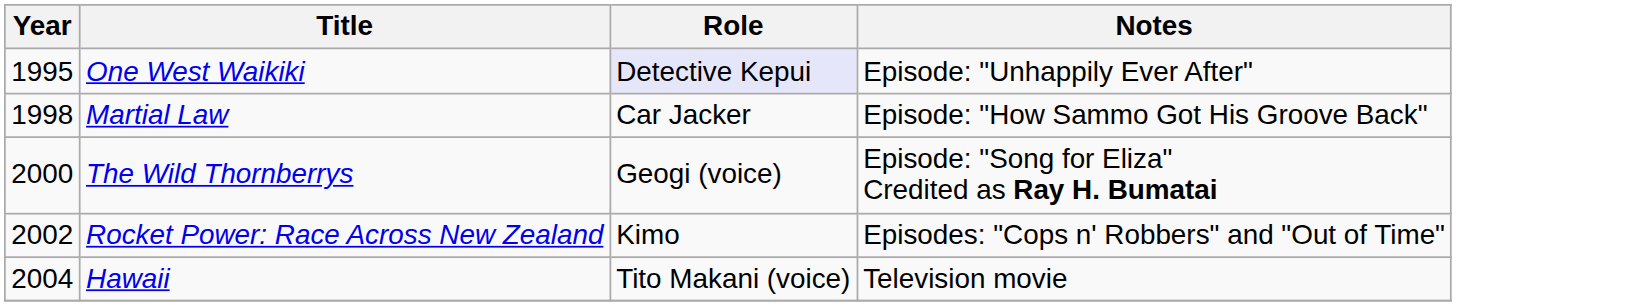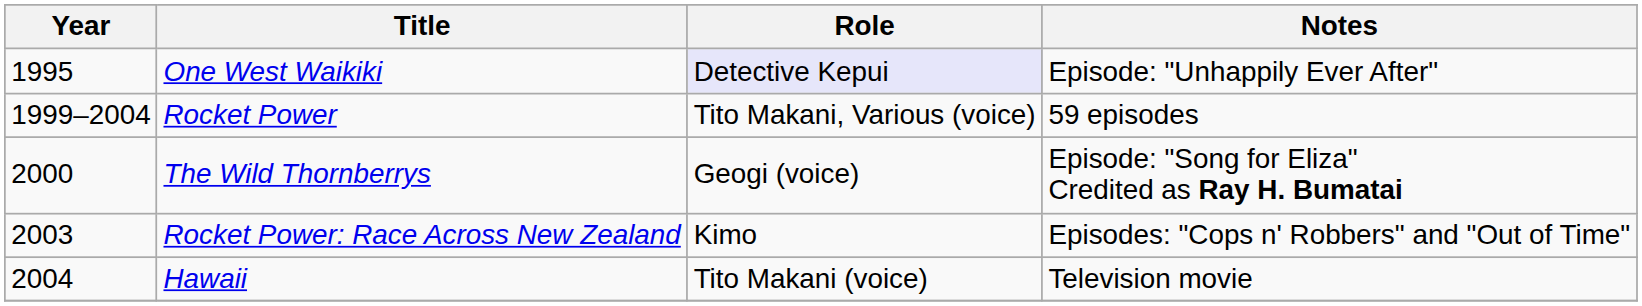- row: (157, 114)
+ row: (250, 114)
(42, 234) 2002 -> (42, 234) 2003
